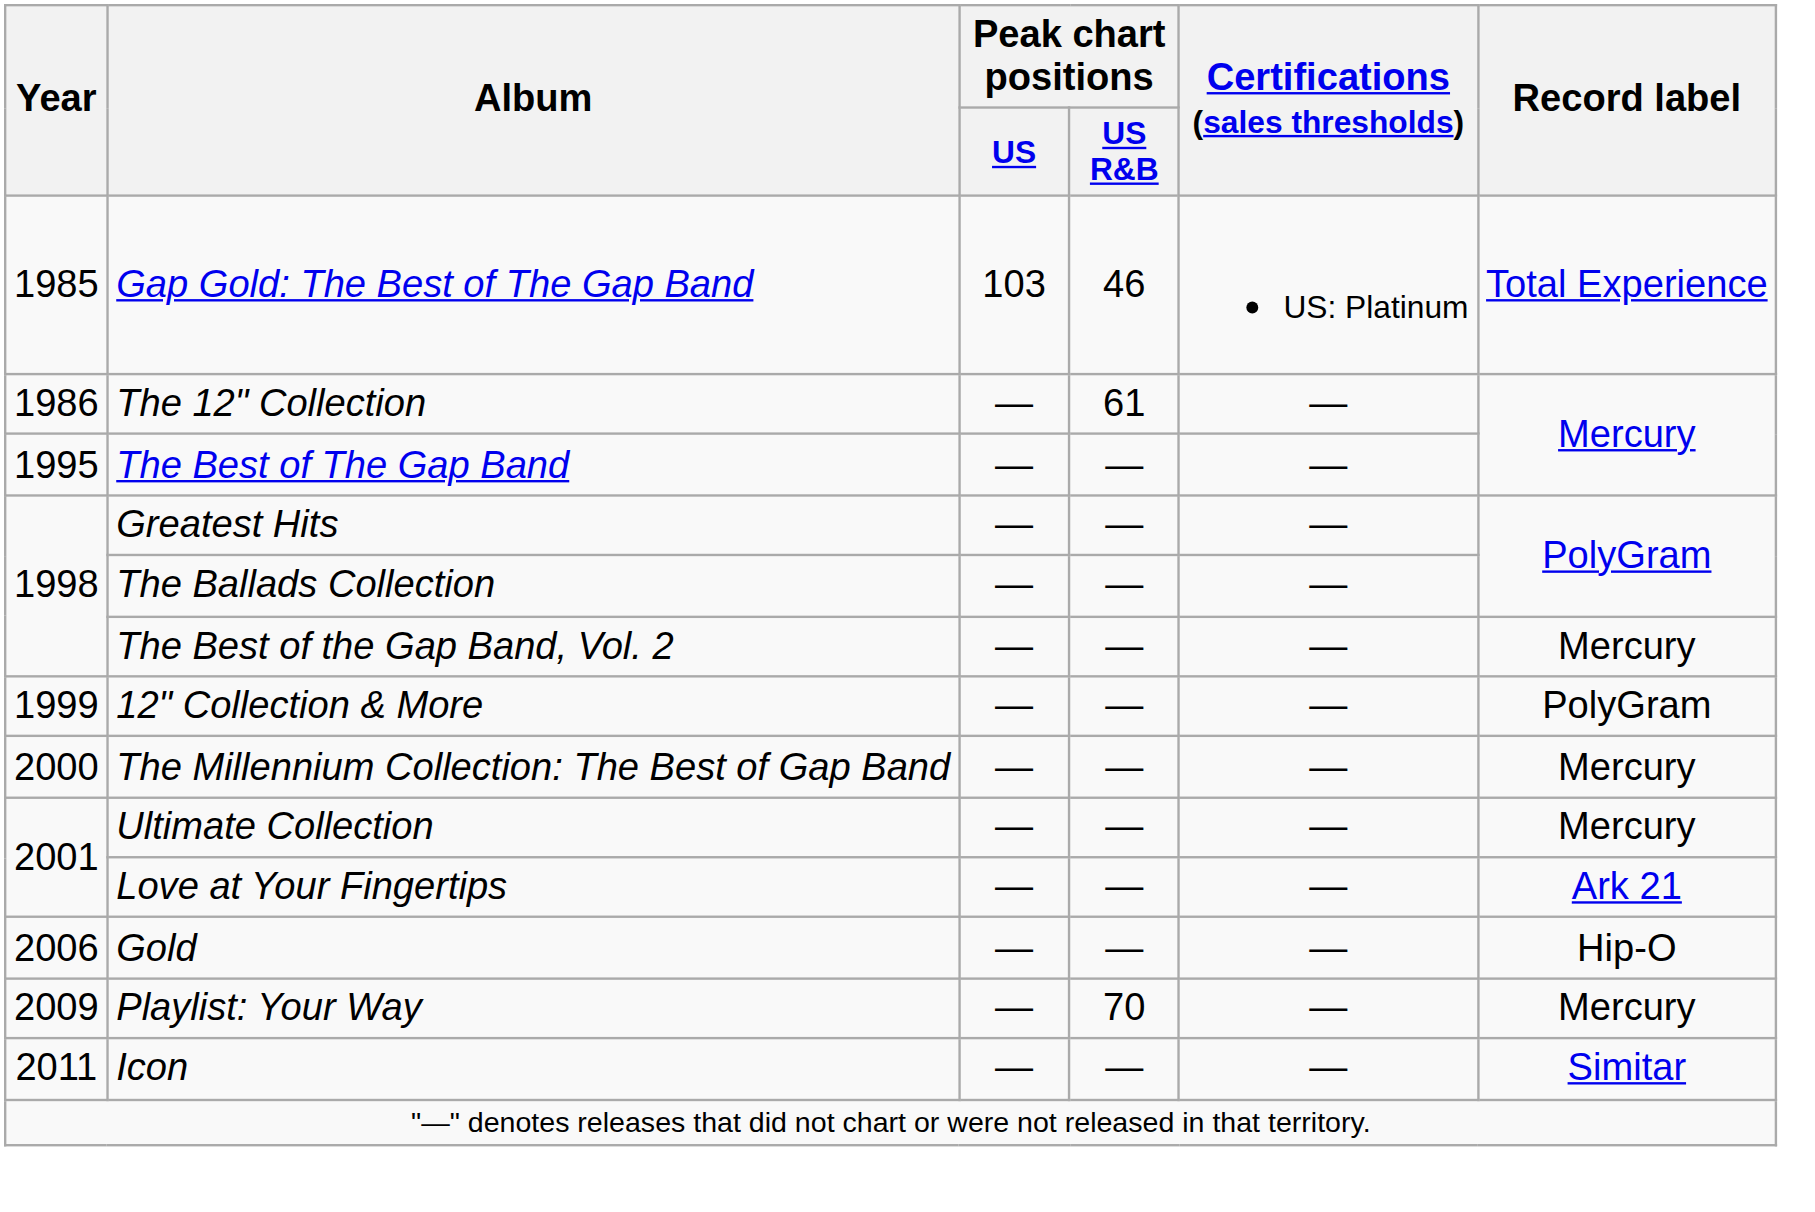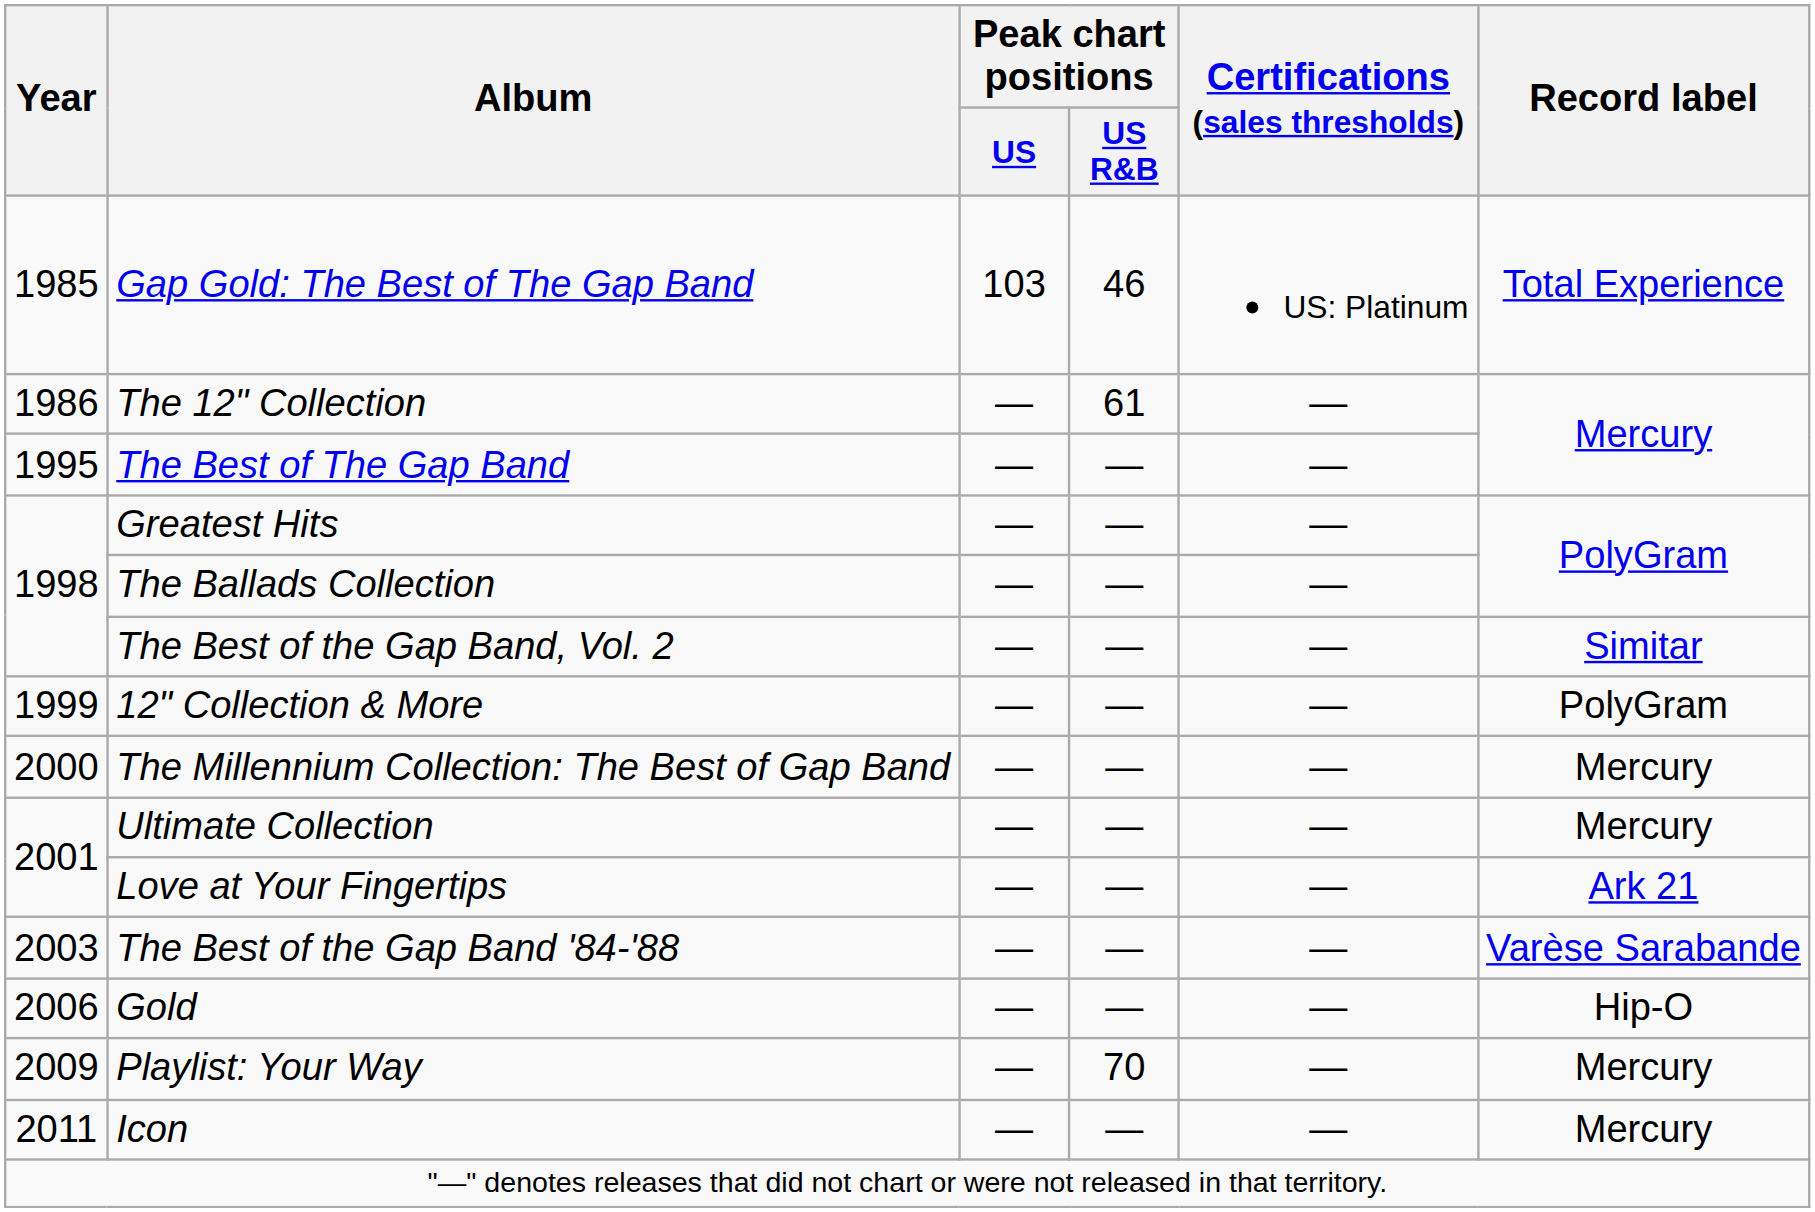(1627, 645) Mercury -> (1643, 645) Simitar
+ row: (398, 947)
(1627, 1068) Simitar -> (1643, 1128) Mercury
